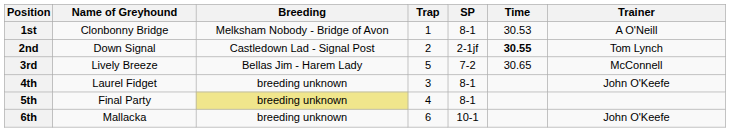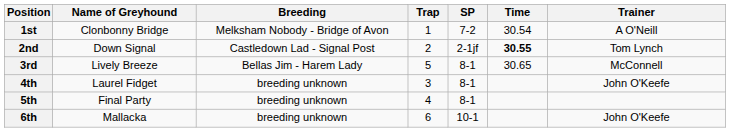(468, 30) 8-1 -> (468, 30) 7-2
(517, 30) 30.53 -> (517, 30) 30.54
(468, 65) 7-2 -> (468, 65) 8-1
(302, 100) khaki background -> (302, 100) no background
